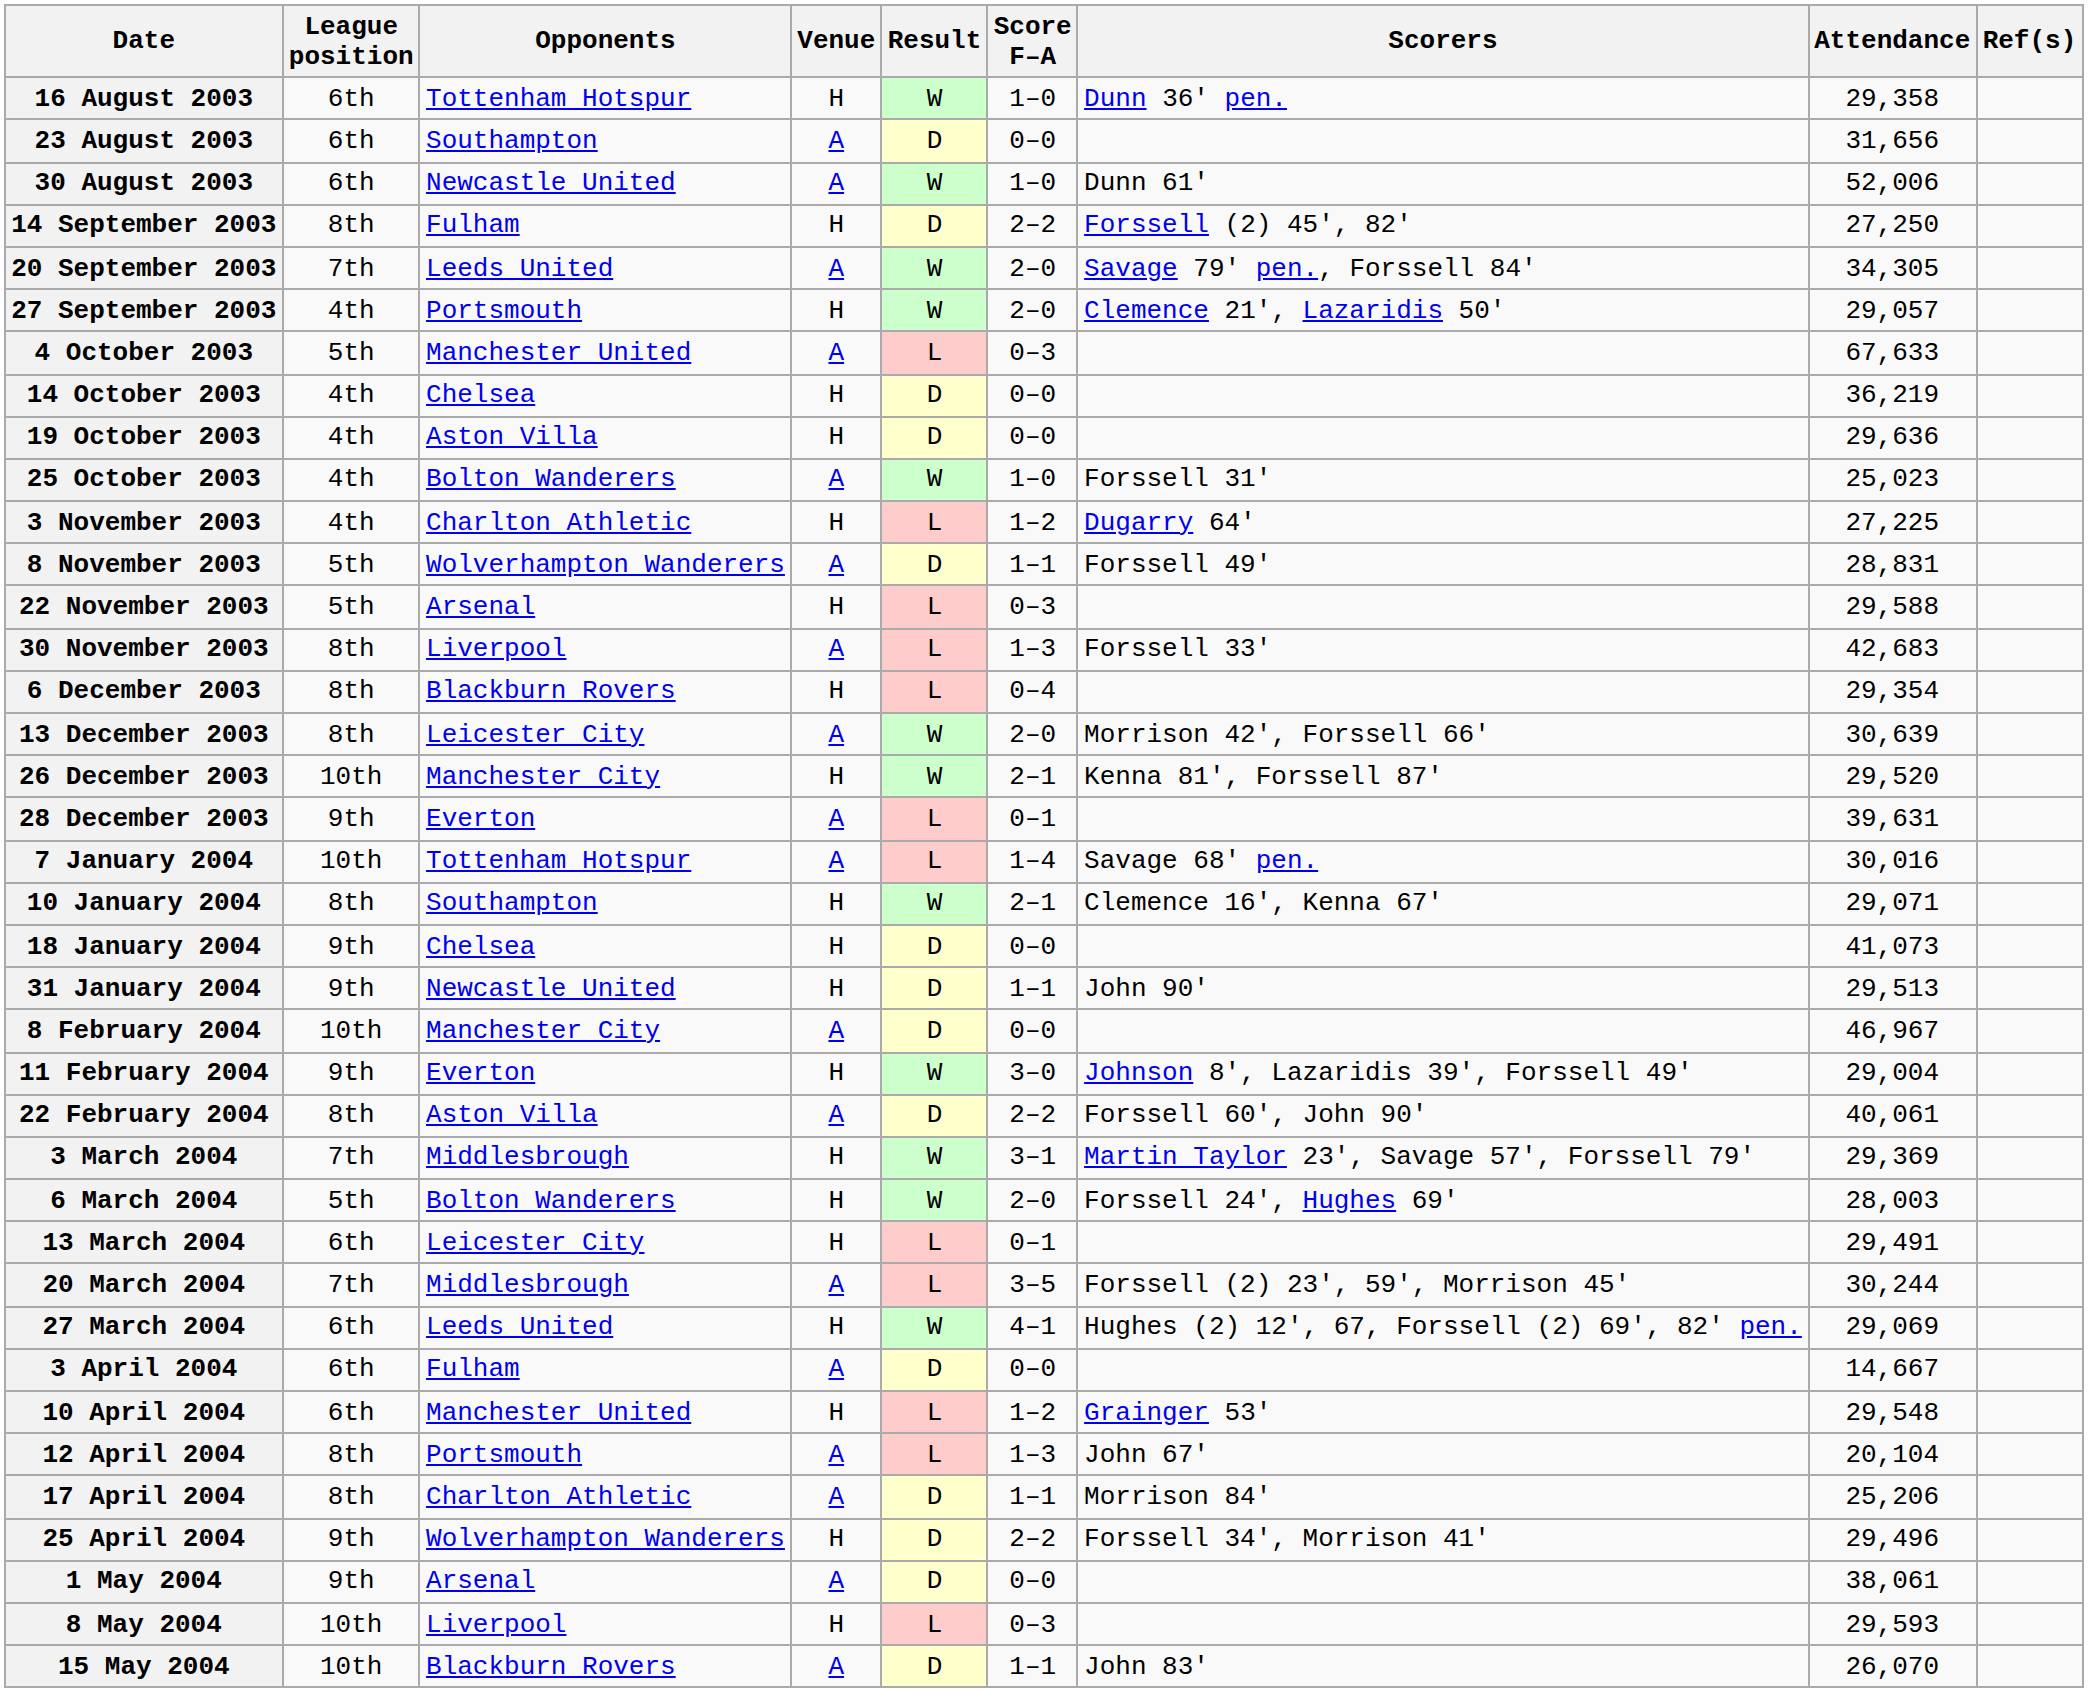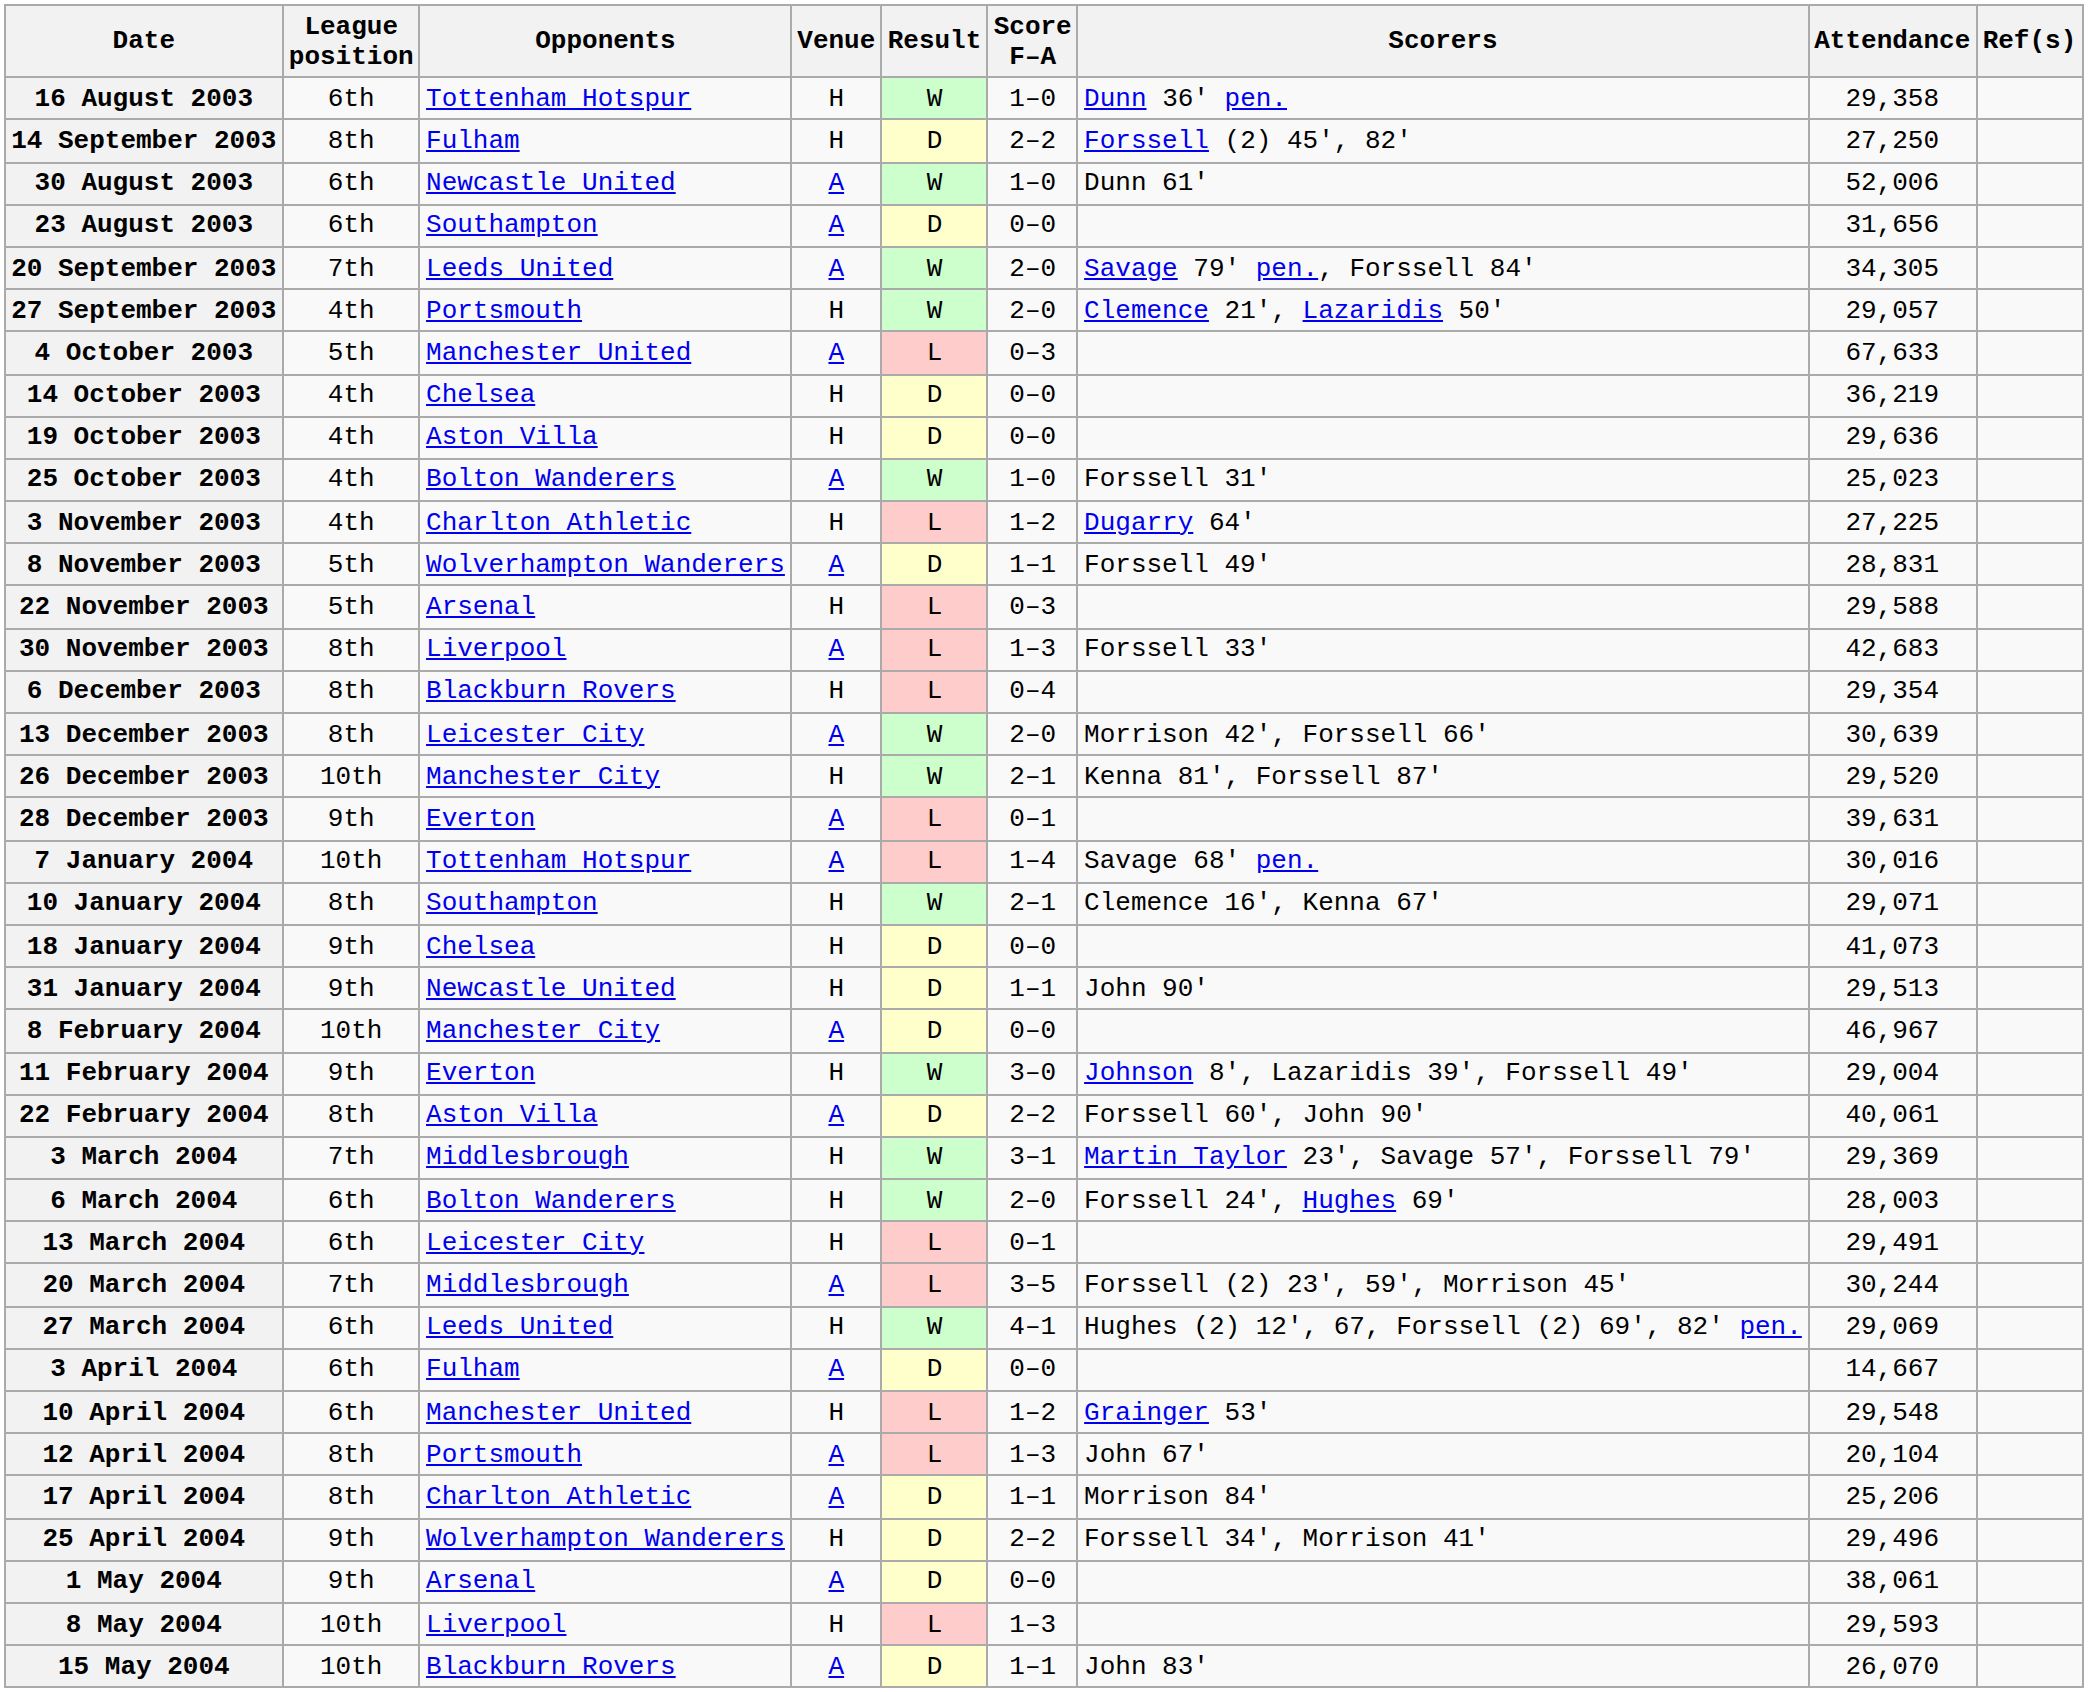rows swapped: (144, 141) <-> (144, 226)
(351, 1200) 5th -> (351, 1200) 6th
(1033, 1624) 0–3 -> (1033, 1624) 1–3
